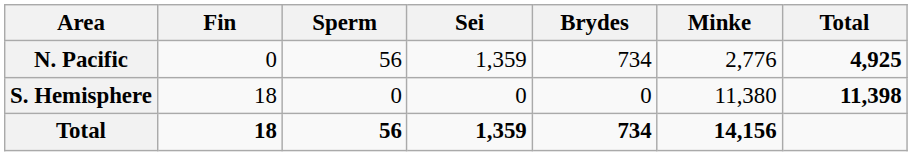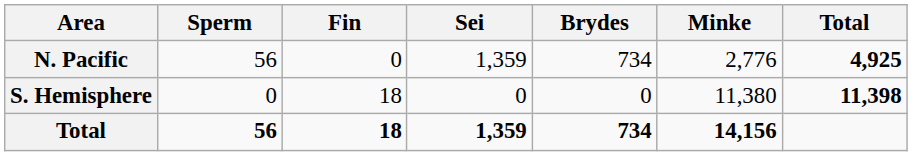columns swapped: (220, 22) <-> (345, 22)
